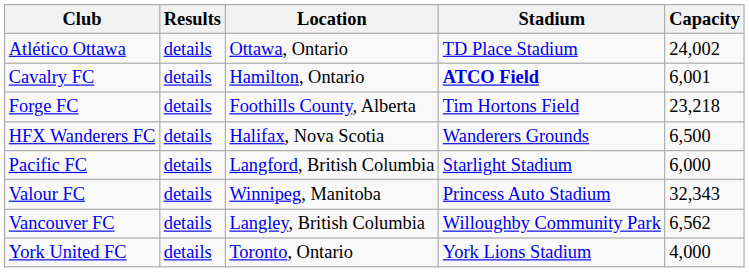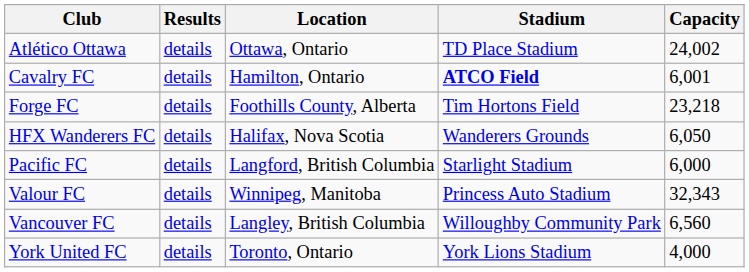(690, 135) 6,500 -> (690, 135) 6,050
(690, 223) 6,562 -> (690, 223) 6,560
